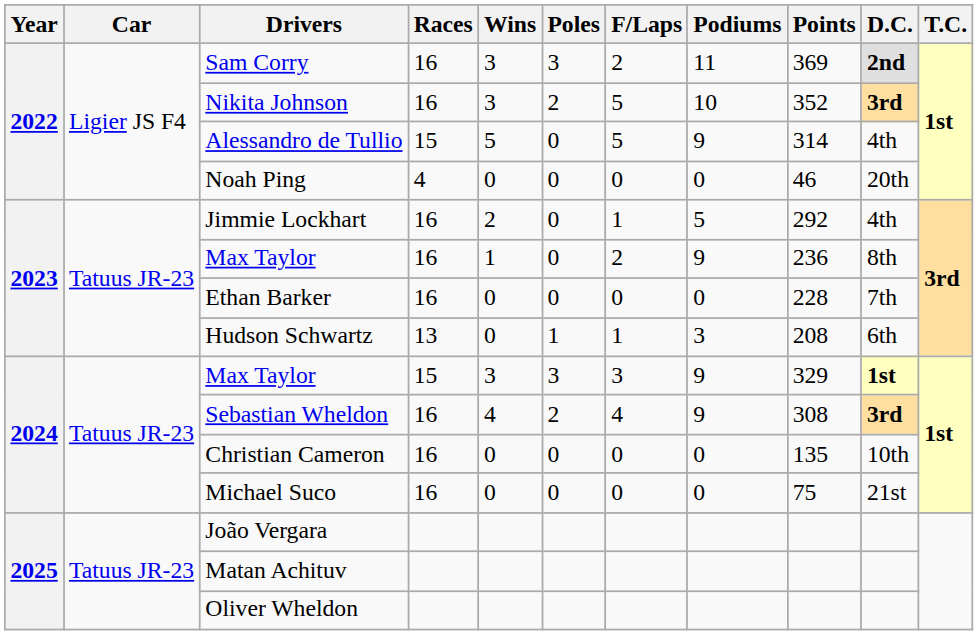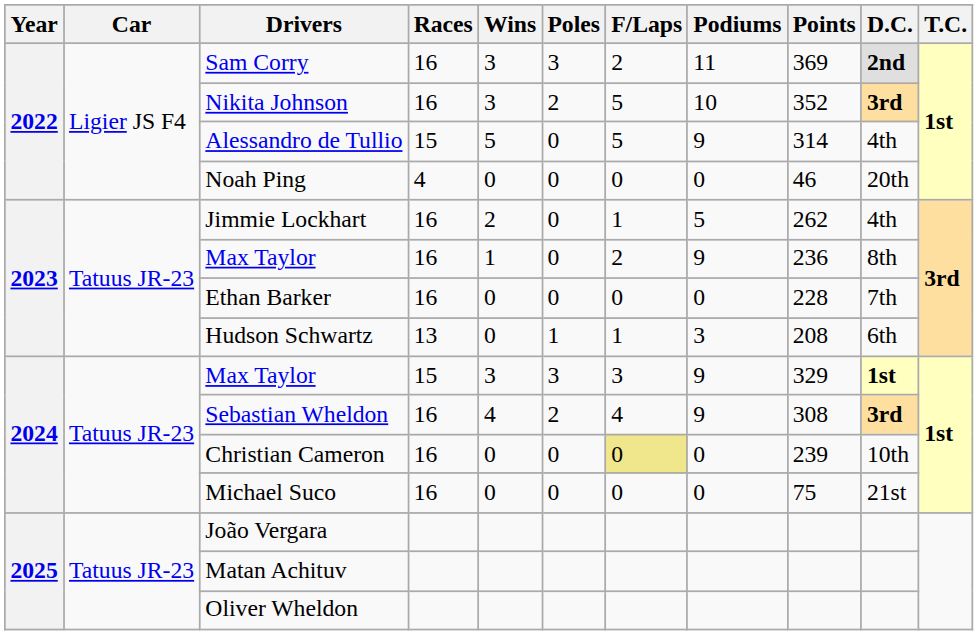(810, 218) 292 -> (810, 218) 262
(617, 453) no background -> (617, 453) khaki background
(810, 453) 135 -> (810, 453) 239
